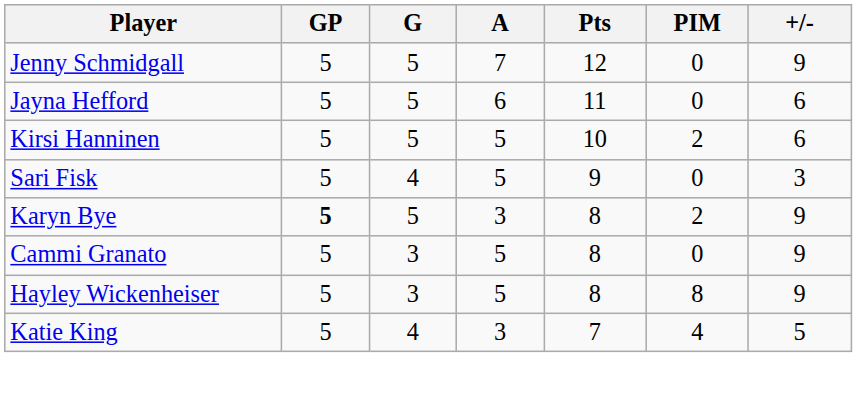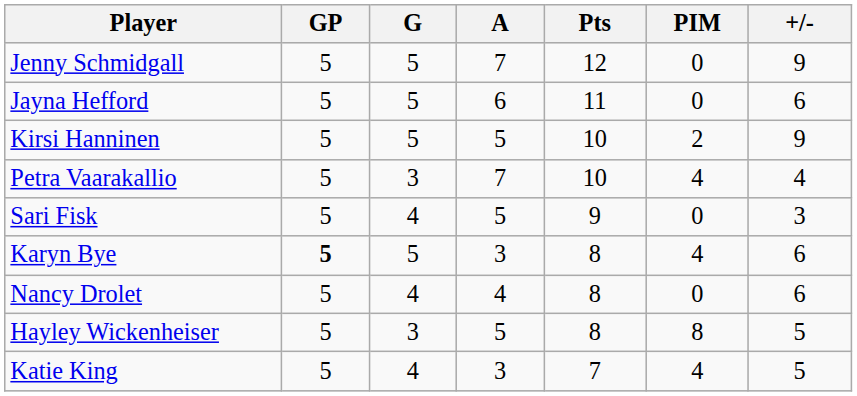(800, 139) 6 -> (800, 139) 9
+ row: (94, 178)
(697, 216) 2 -> (697, 255) 4
(800, 216) 9 -> (800, 255) 6
+ row: (76, 293)
- row: (88, 255)
(800, 293) 9 -> (800, 332) 5
